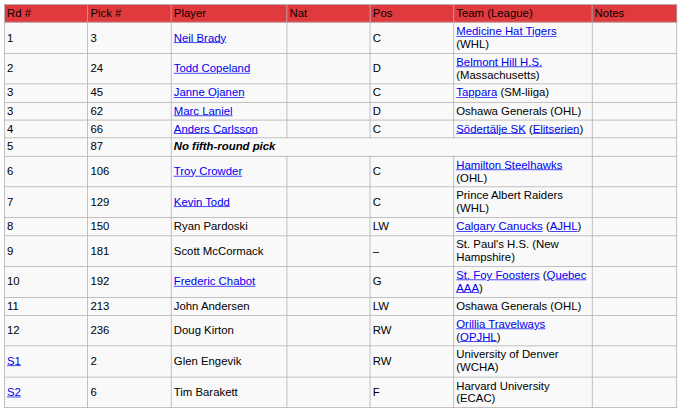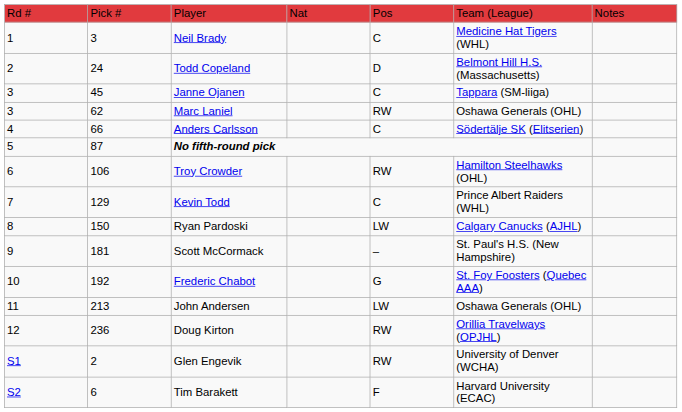(377, 111) D -> (382, 111) RW
(377, 171) C -> (382, 171) RW
